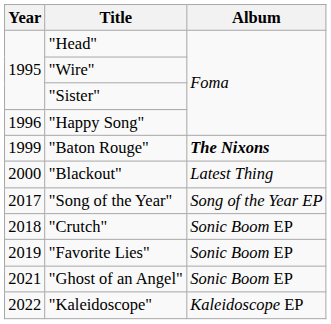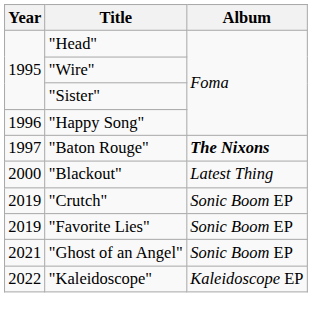(25, 148) 1999 -> (25, 148) 1997
- row: (111, 200)
(25, 226) 2018 -> (25, 200) 2019
